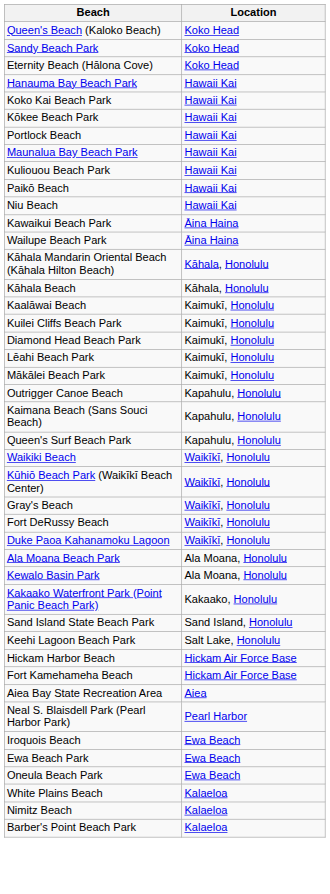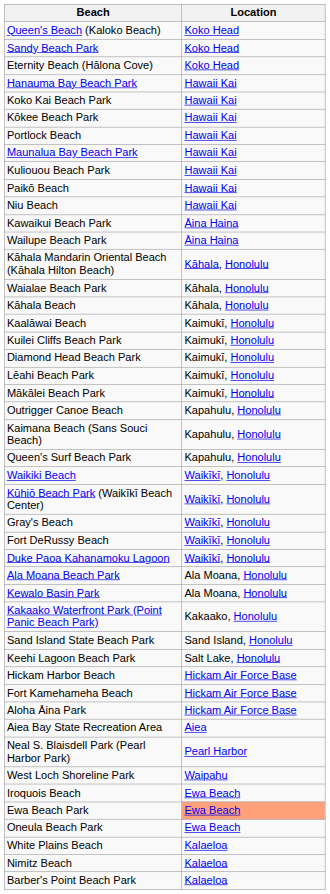+ row: (57, 288)
+ row: (46, 710)
+ row: (71, 775)
(212, 758) no background -> (212, 810) lightsalmon background
